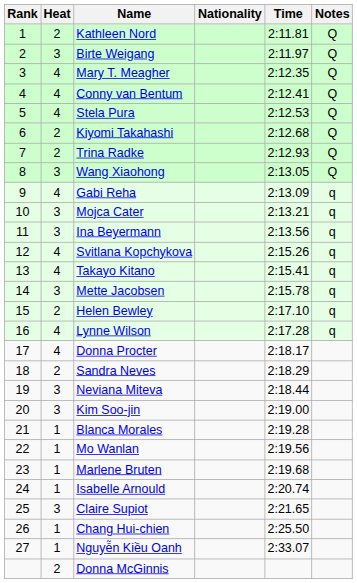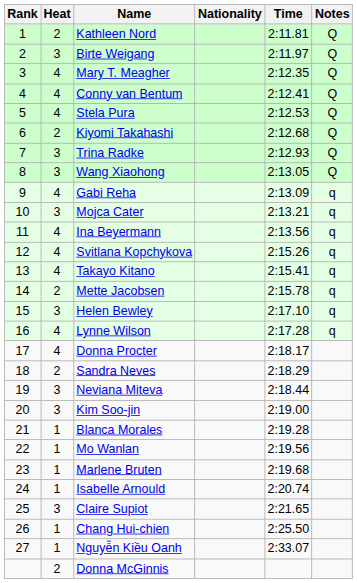(57, 152) 2 -> (57, 152) 3
(57, 232) 3 -> (57, 232) 4
(57, 291) 3 -> (57, 291) 2
(57, 311) 2 -> (57, 311) 3
